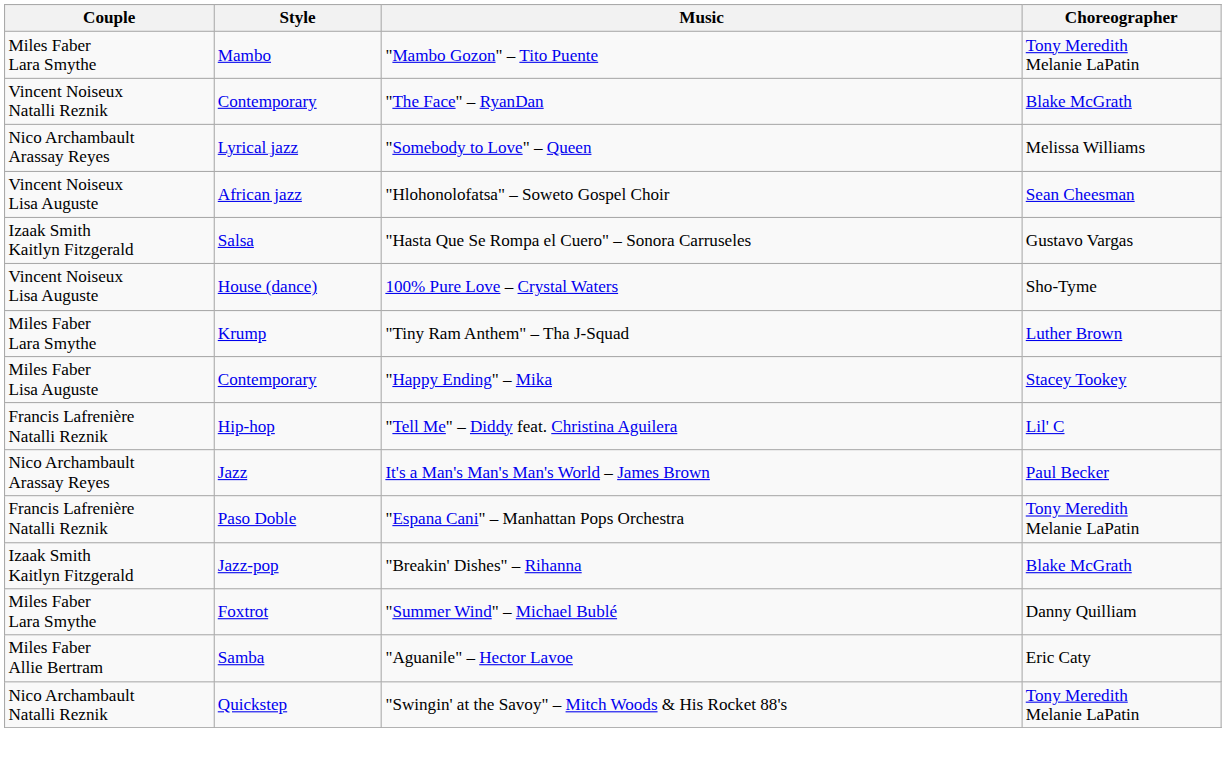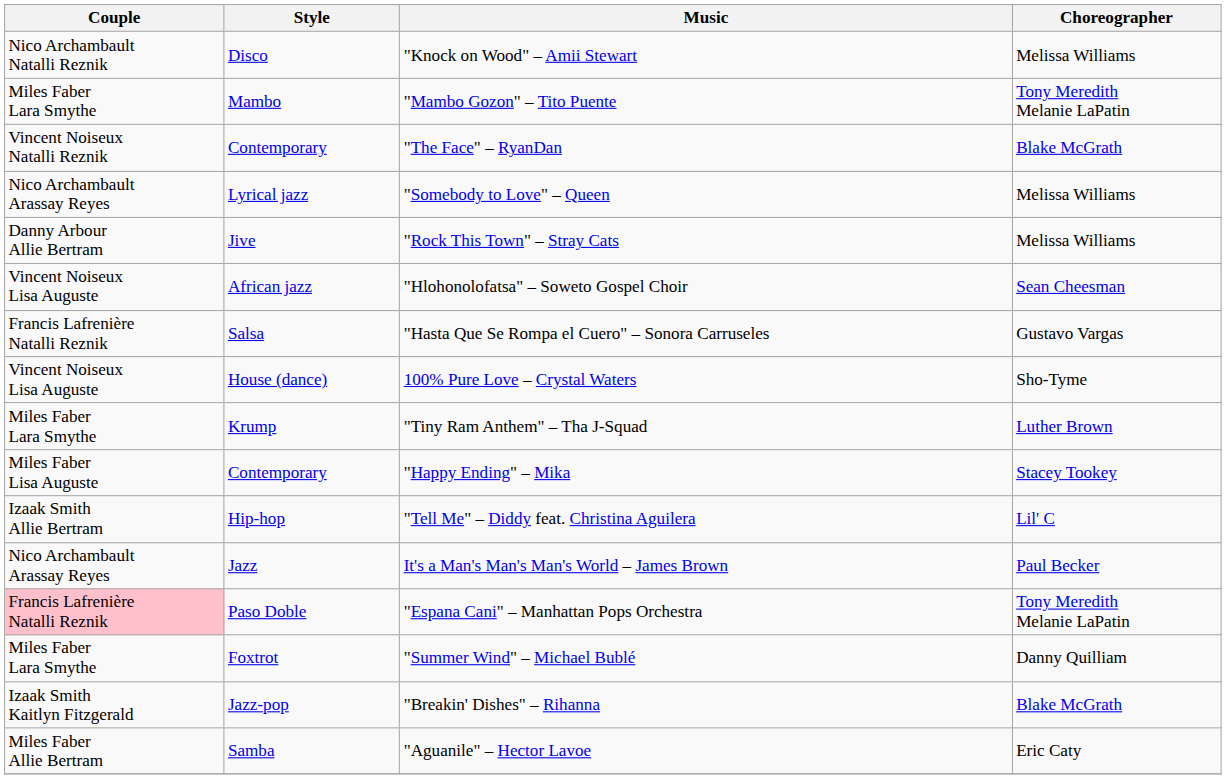+ row: (520, 54)
+ row: (511, 240)
(71, 240) Izaak Smith Kaitlyn Fitzgerald -> (71, 333) Francis Lafrenière Natalli Reznik
(71, 426) Francis Lafrenière Natalli Reznik -> (56, 518) Izaak Smith Allie Bertram
(71, 518) no background -> (71, 611) pink background
rows swapped: (501, 611) <-> (484, 565)
- row: (586, 704)
